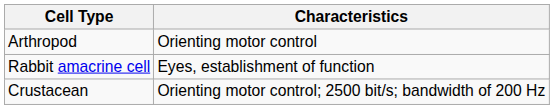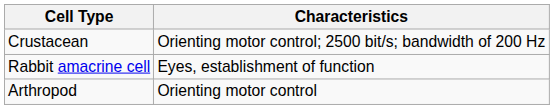rows swapped: (43, 41) <-> (48, 91)
